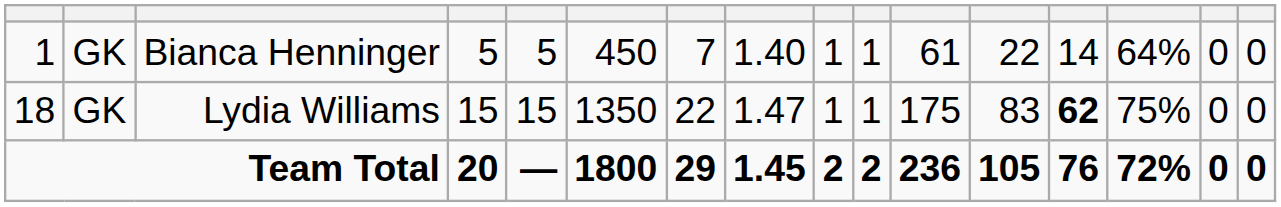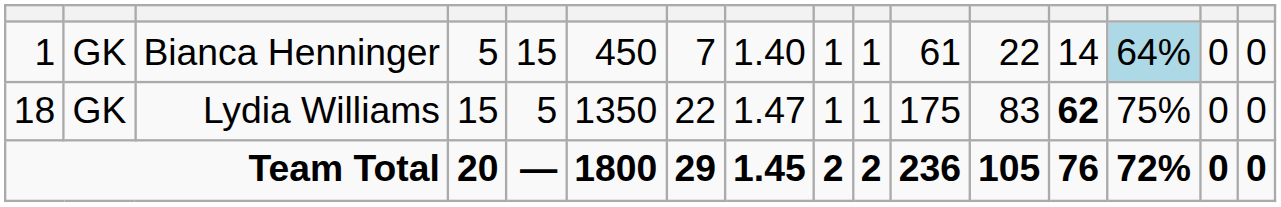(547, 51) 5 -> (536, 51) 15
(1153, 51) no background -> (1153, 51) lightblue background
(536, 110) 15 -> (547, 110) 5
